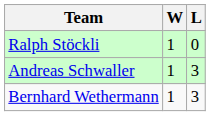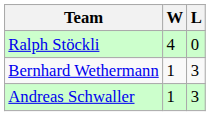(171, 44) 1 -> (171, 44) 4
rows swapped: (71, 70) <-> (84, 96)
